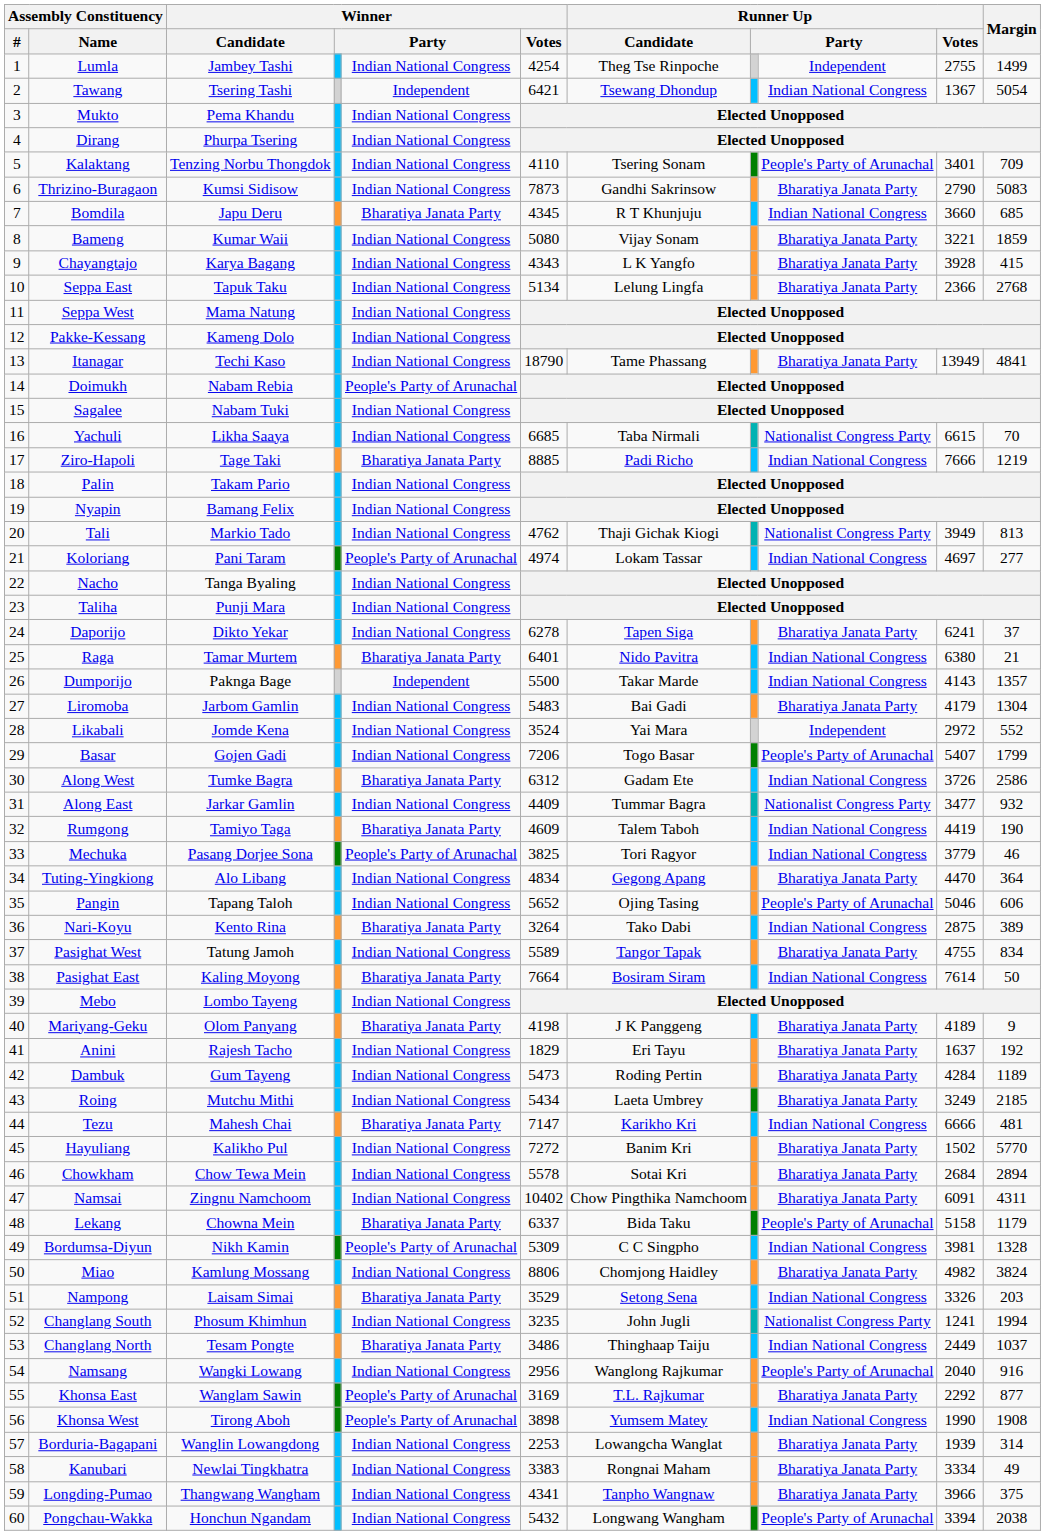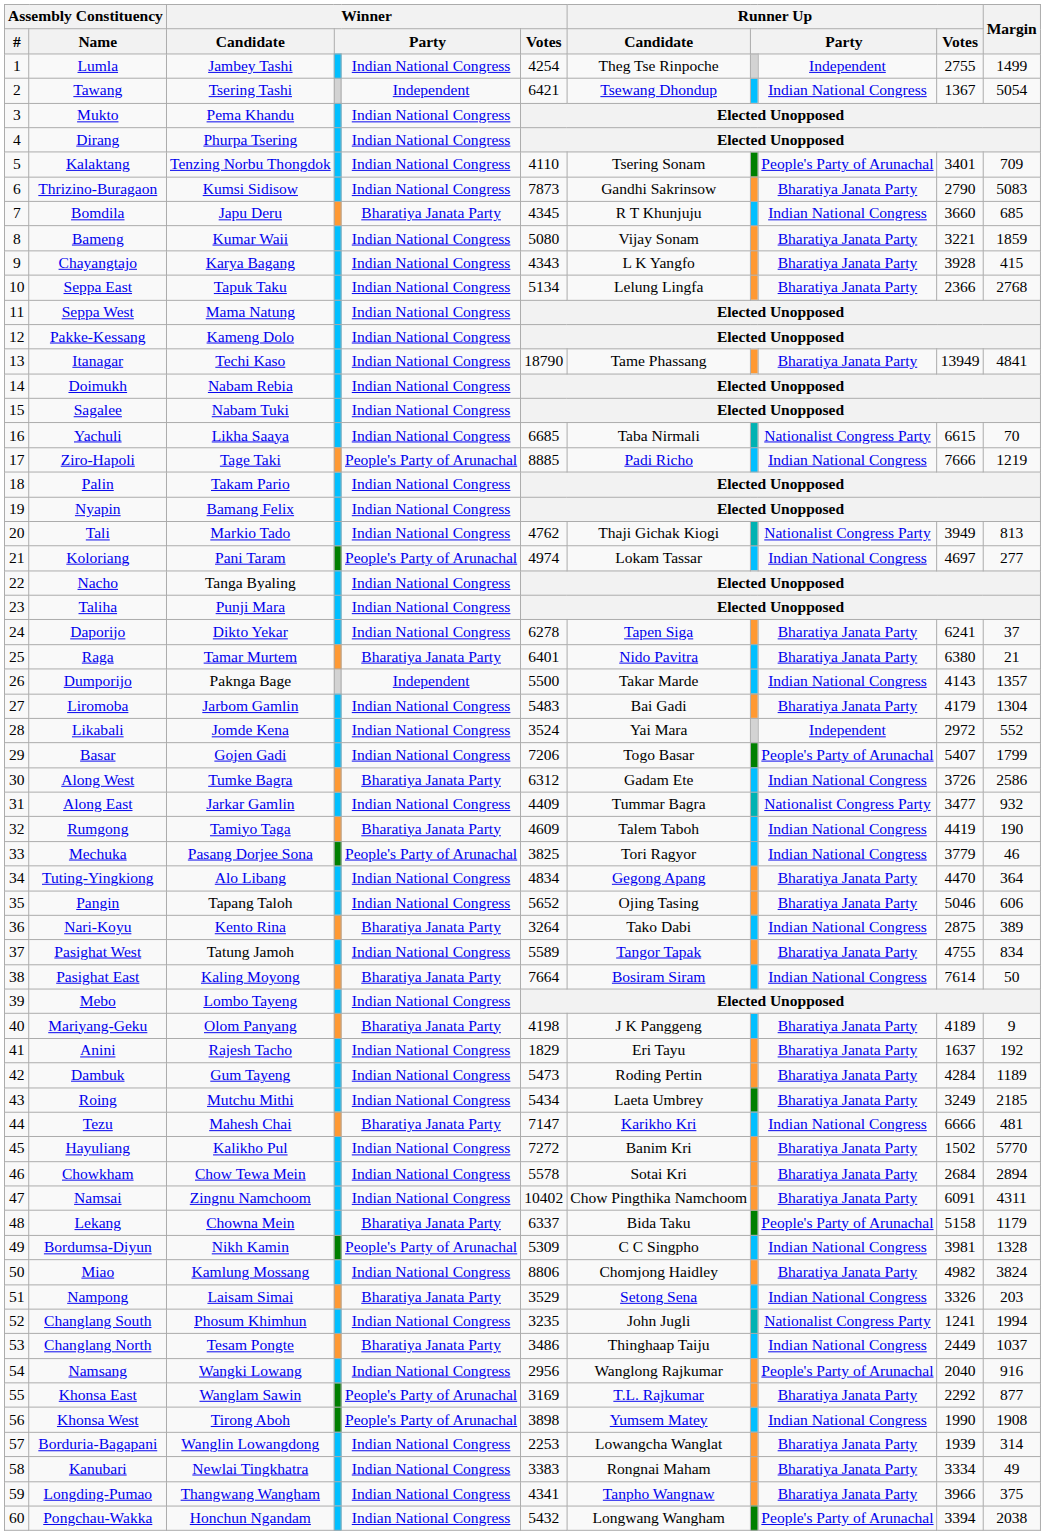(431, 386) People's Party of Arunachal -> (431, 386) Indian National Congress
(431, 459) Bharatiya Janata Party -> (431, 459) People's Party of Arunachal
(847, 656) Indian National Congress -> (847, 656) Bharatiya Janata Party
(847, 902) People's Party of Arunachal -> (847, 902) Bharatiya Janata Party
